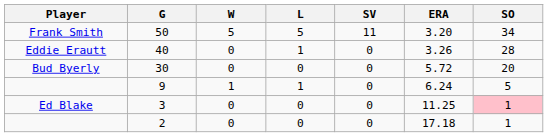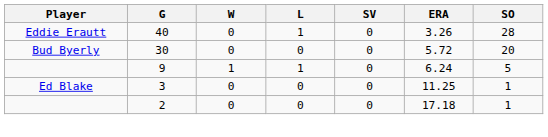- row: (162, 32)
(508, 105) pink background -> (508, 86) no background
